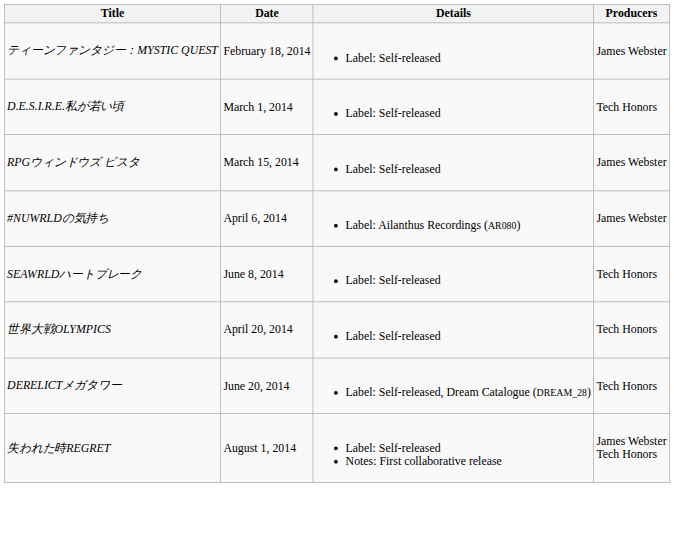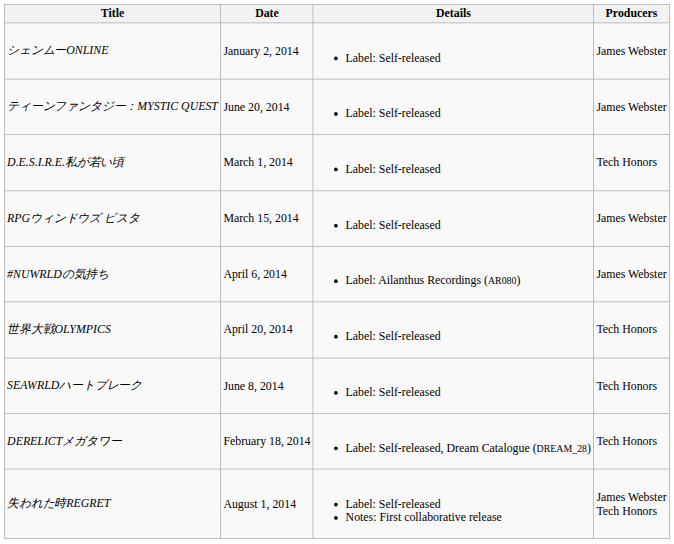+ row: (58, 50)
(267, 51) February 18, 2014 -> (256, 106) June 20, 2014
rows swapped: (59, 329) <-> (75, 273)
(256, 385) June 20, 2014 -> (267, 441) February 18, 2014
